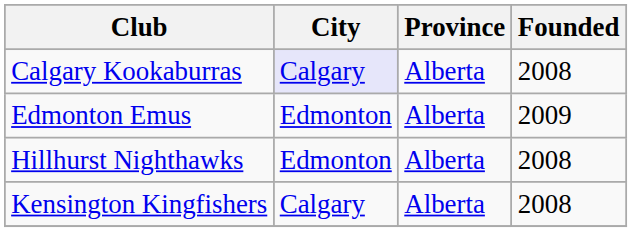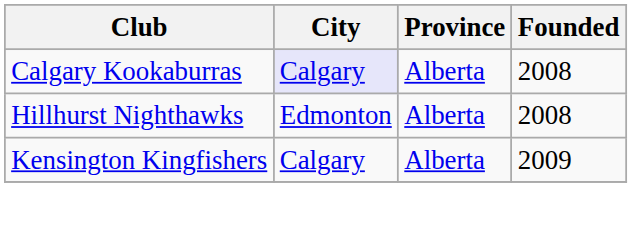- row: (101, 115)
(545, 204) 2008 -> (545, 159) 2009
